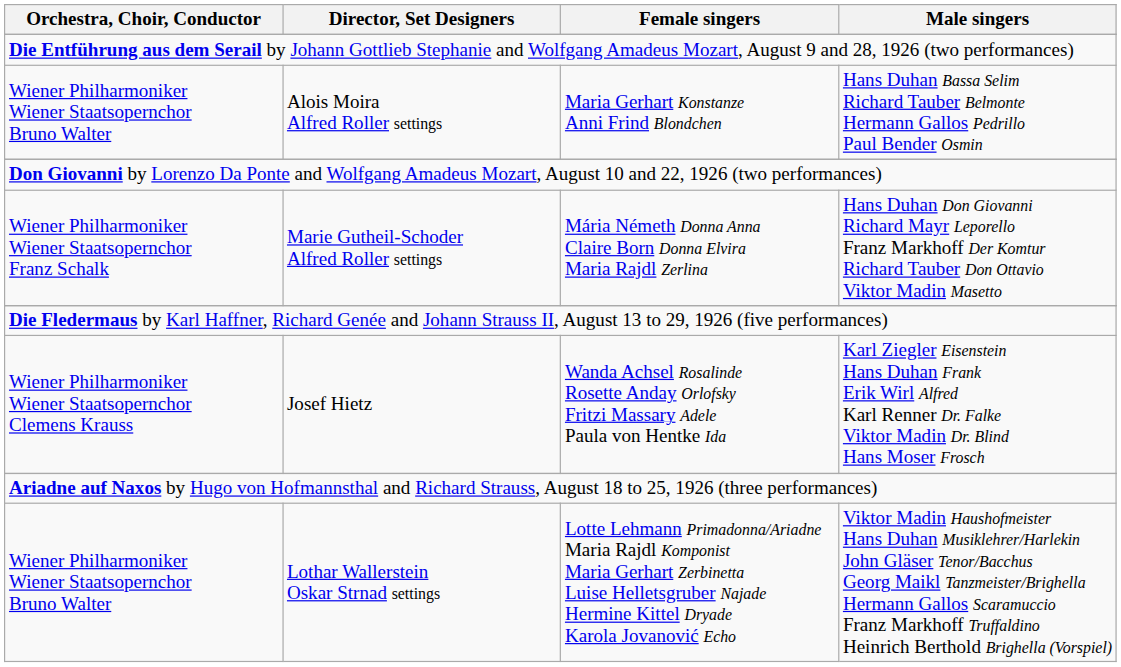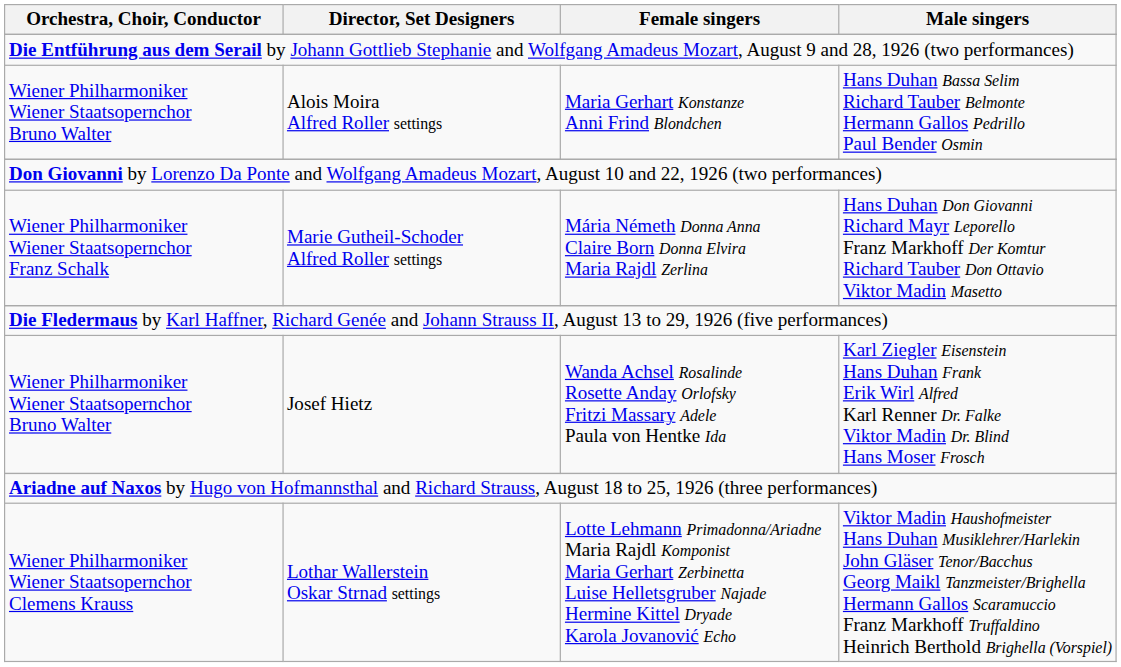(100, 404) Wiener Philharmoniker Wiener Staatsopernchor Clemens Krauss -> (100, 404) Wiener Philharmoniker Wiener Staatsopernchor Bruno Walter
(100, 582) Wiener Philharmoniker Wiener Staatsopernchor Bruno Walter -> (100, 582) Wiener Philharmoniker Wiener Staatsopernchor Clemens Krauss
